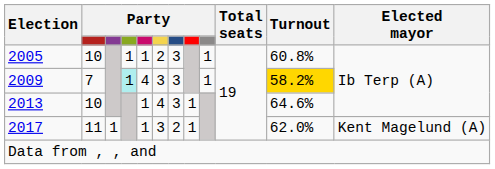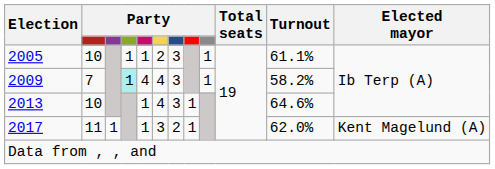(292, 57) 60.8% -> (292, 57) 61.1%
(161, 81) 3 -> (161, 81) 4
(292, 81) gold background -> (292, 81) no background
